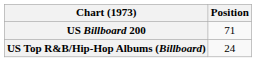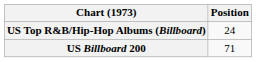rows swapped: (106, 30) <-> (106, 48)
